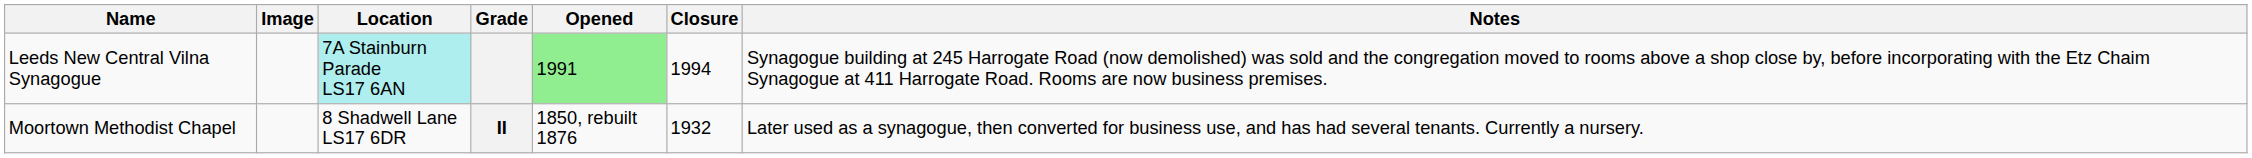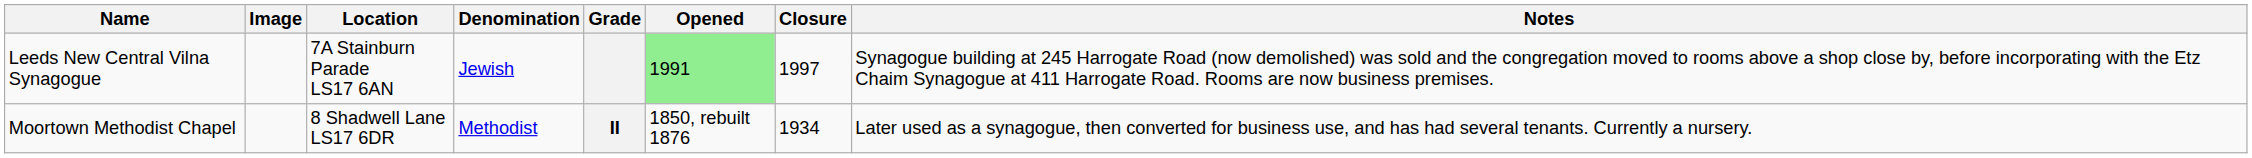+ column: (519, 18)
(375, 68) paleturquoise background -> (363, 68) no background
(691, 68) 1994 -> (799, 68) 1997
(691, 128) 1932 -> (799, 128) 1934
